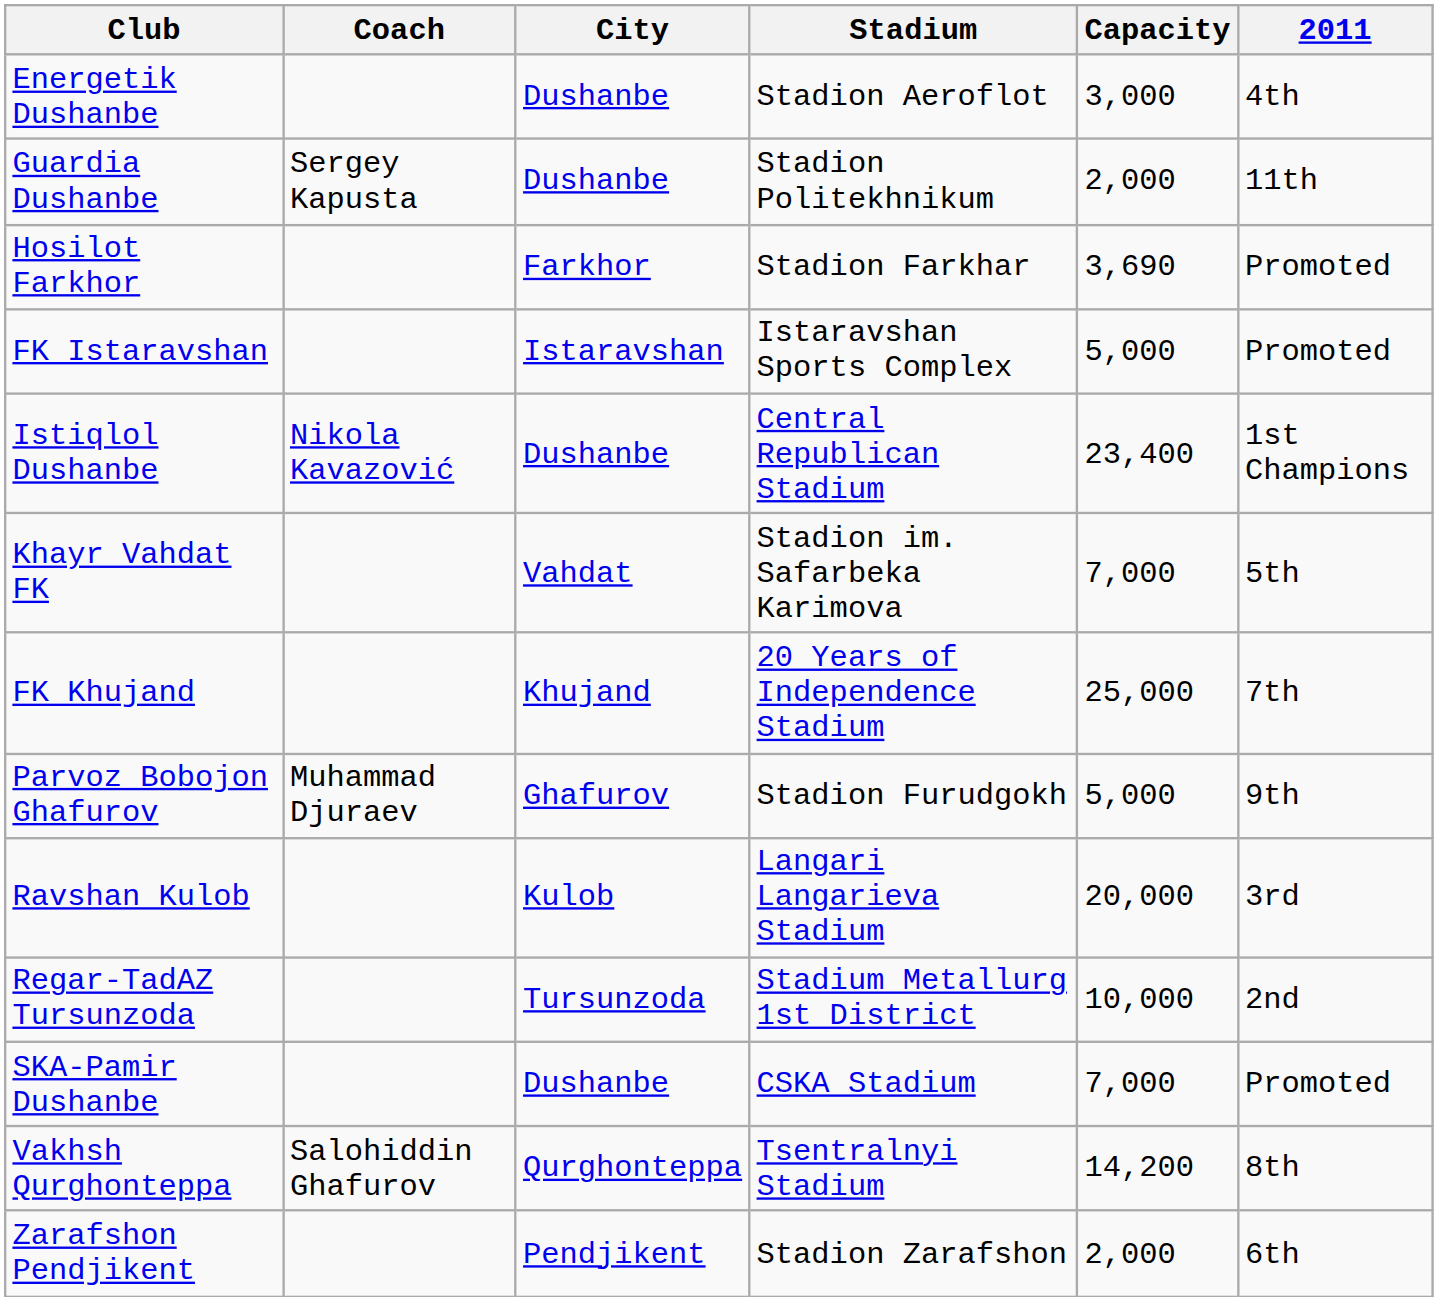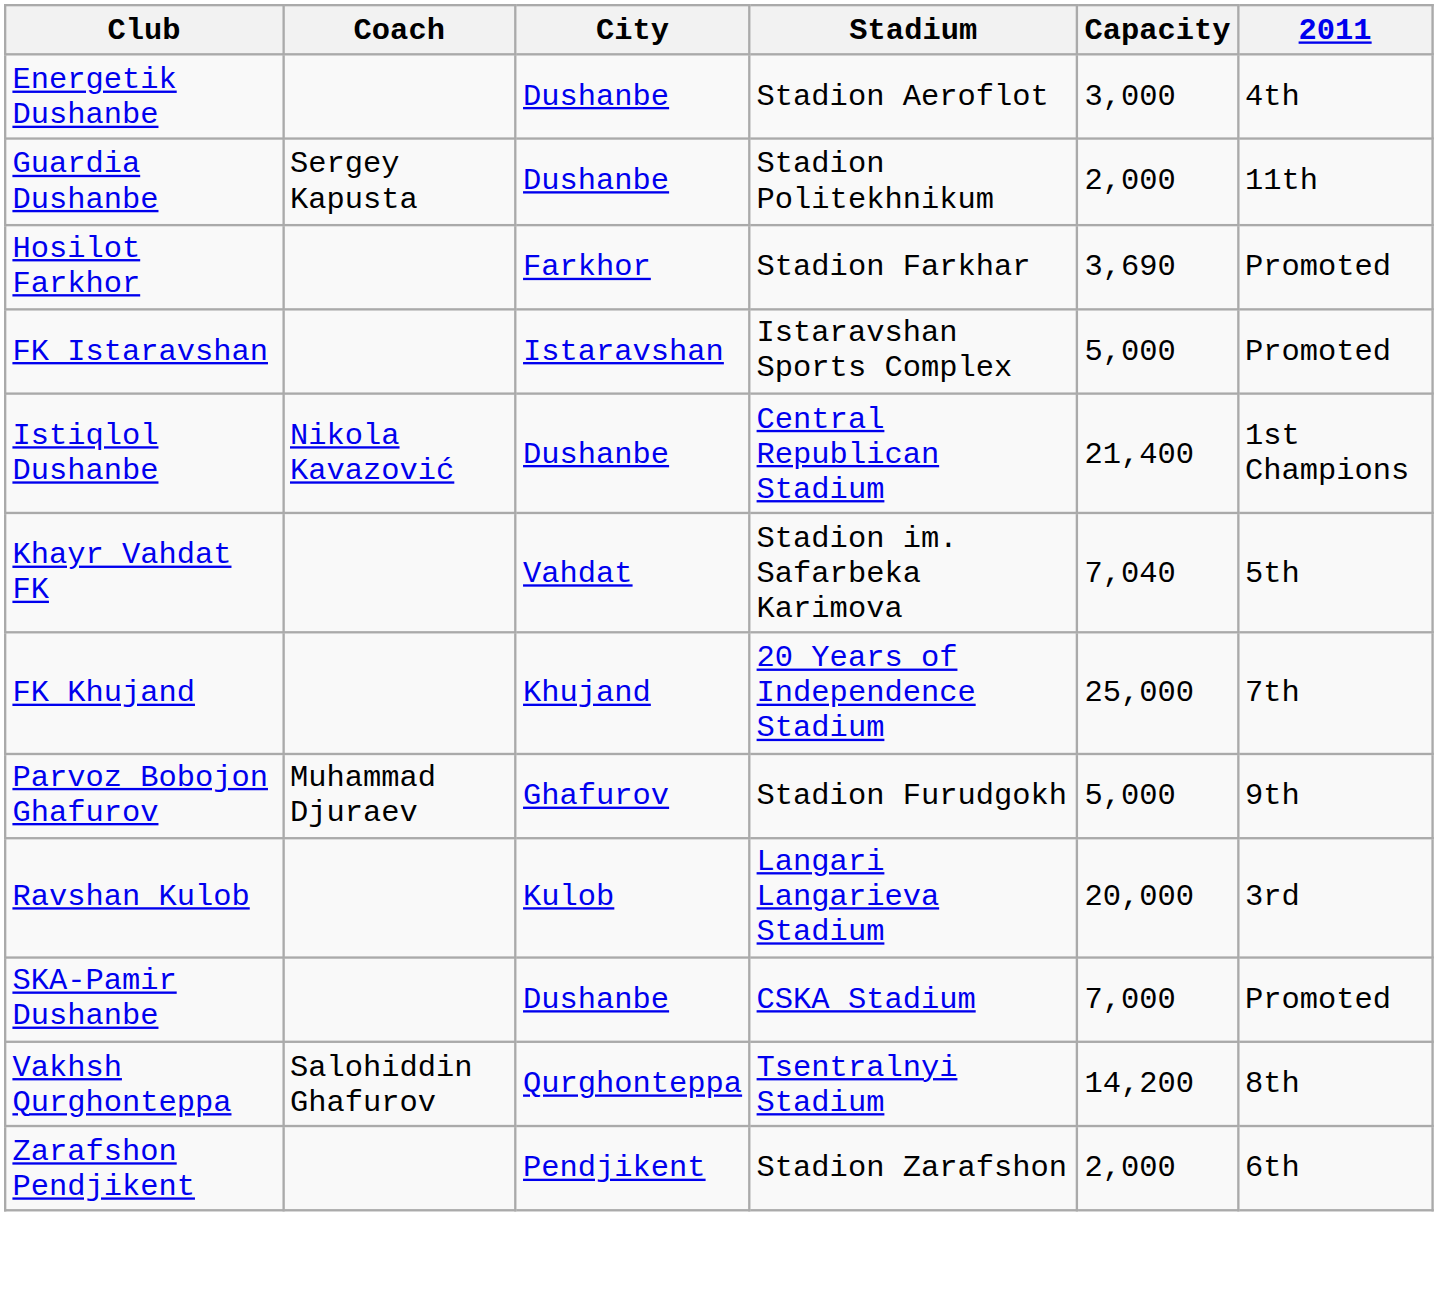(1139, 453) 23,400 -> (1139, 453) 21,400
(1130, 573) 7,000 -> (1130, 573) 7,040
- row: (113, 1000)
